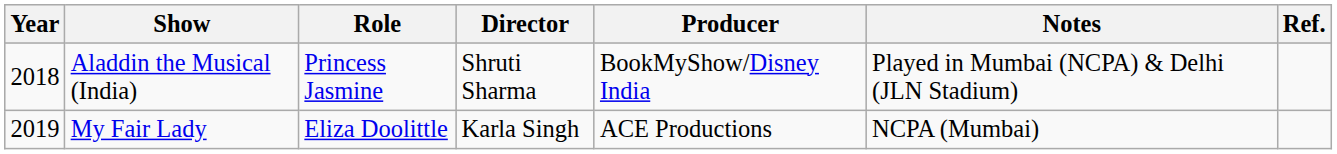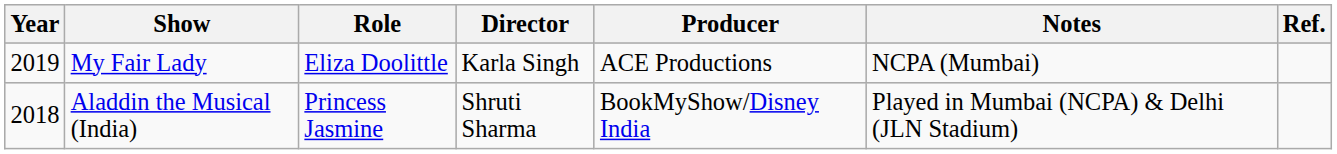rows swapped: (171, 76) <-> (139, 129)
